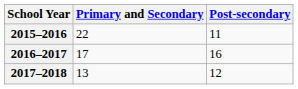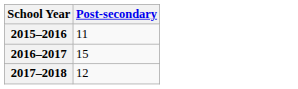- column: (140, 14)
(216, 53) 16 -> (82, 53) 15
